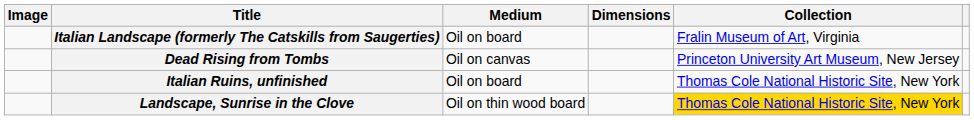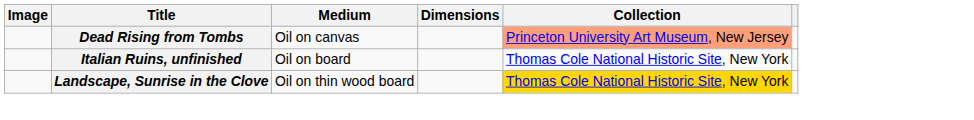- row: (247, 37)
(818, 59) no background -> (647, 37) lightsalmon background
